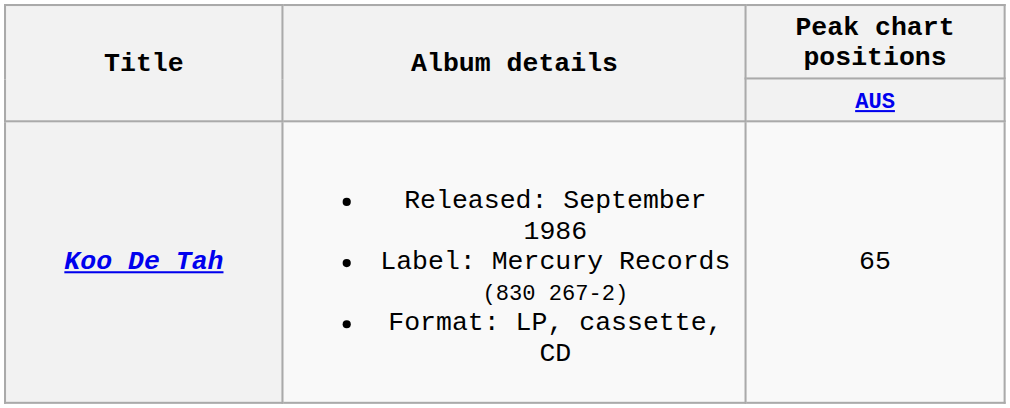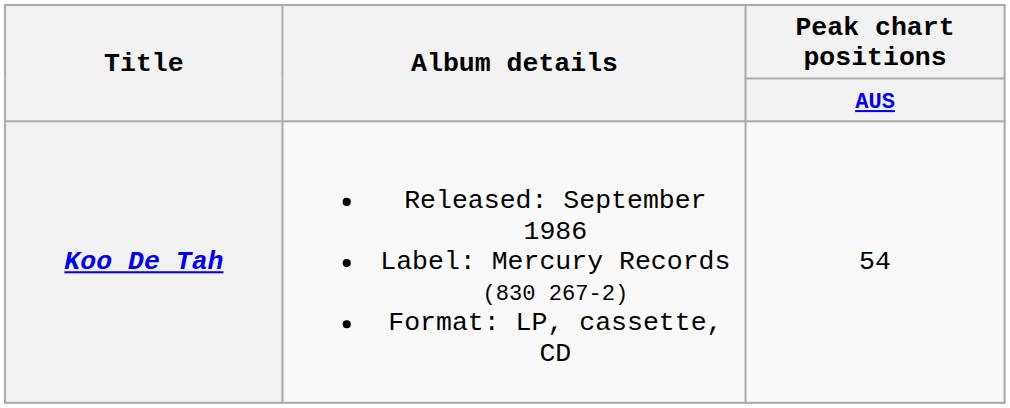(875, 262) 65 -> (875, 262) 54
